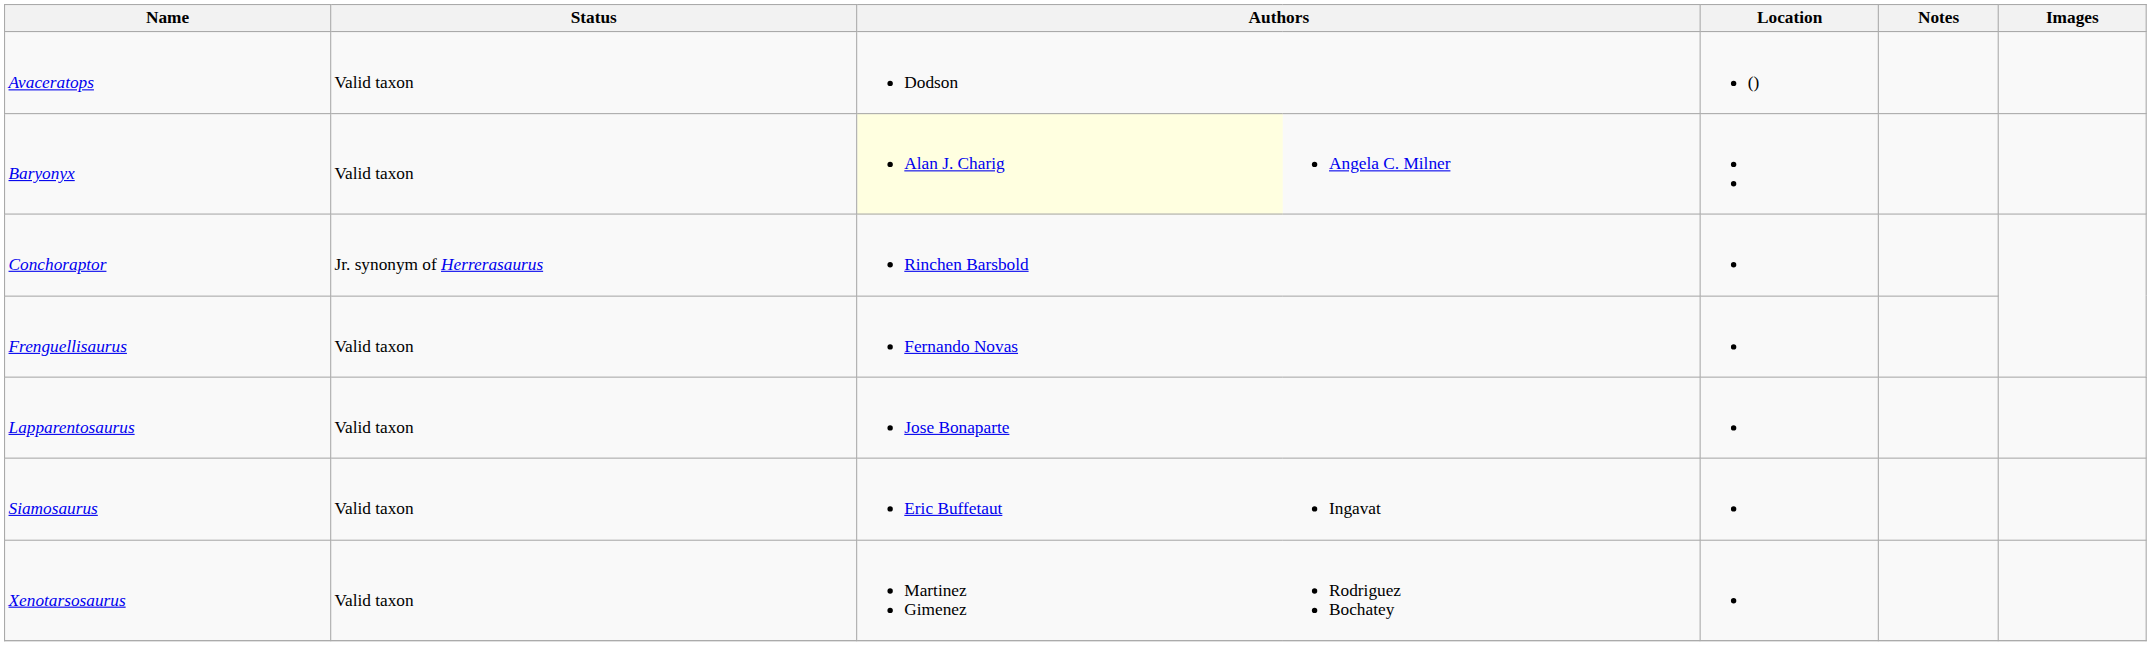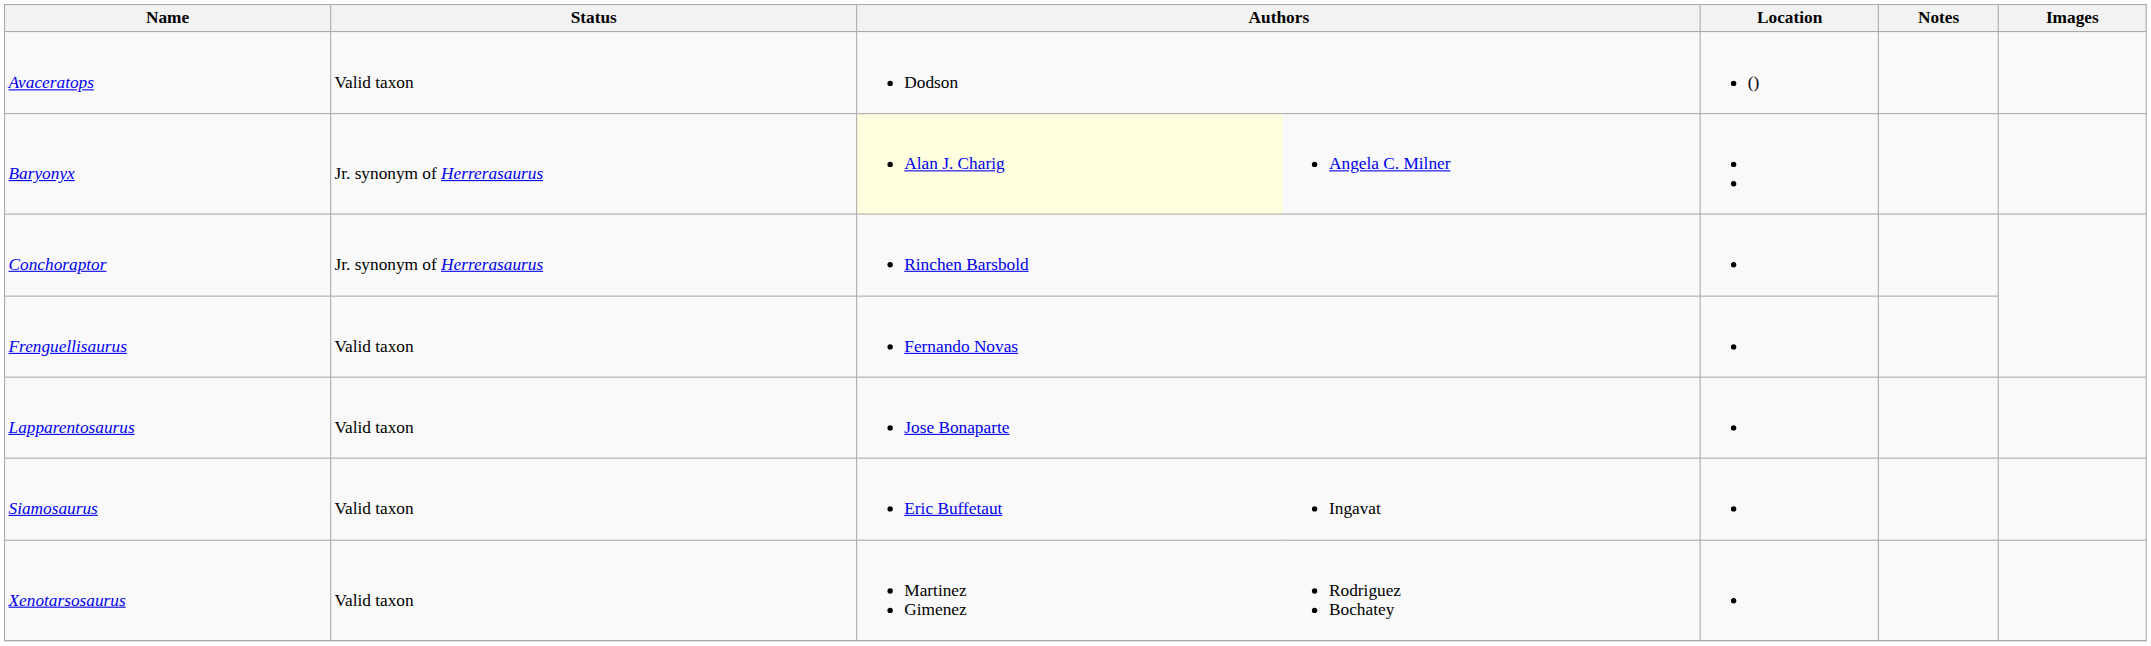(374, 173) Valid taxon -> (439, 173) Jr. synonym of Herrerasaurus
